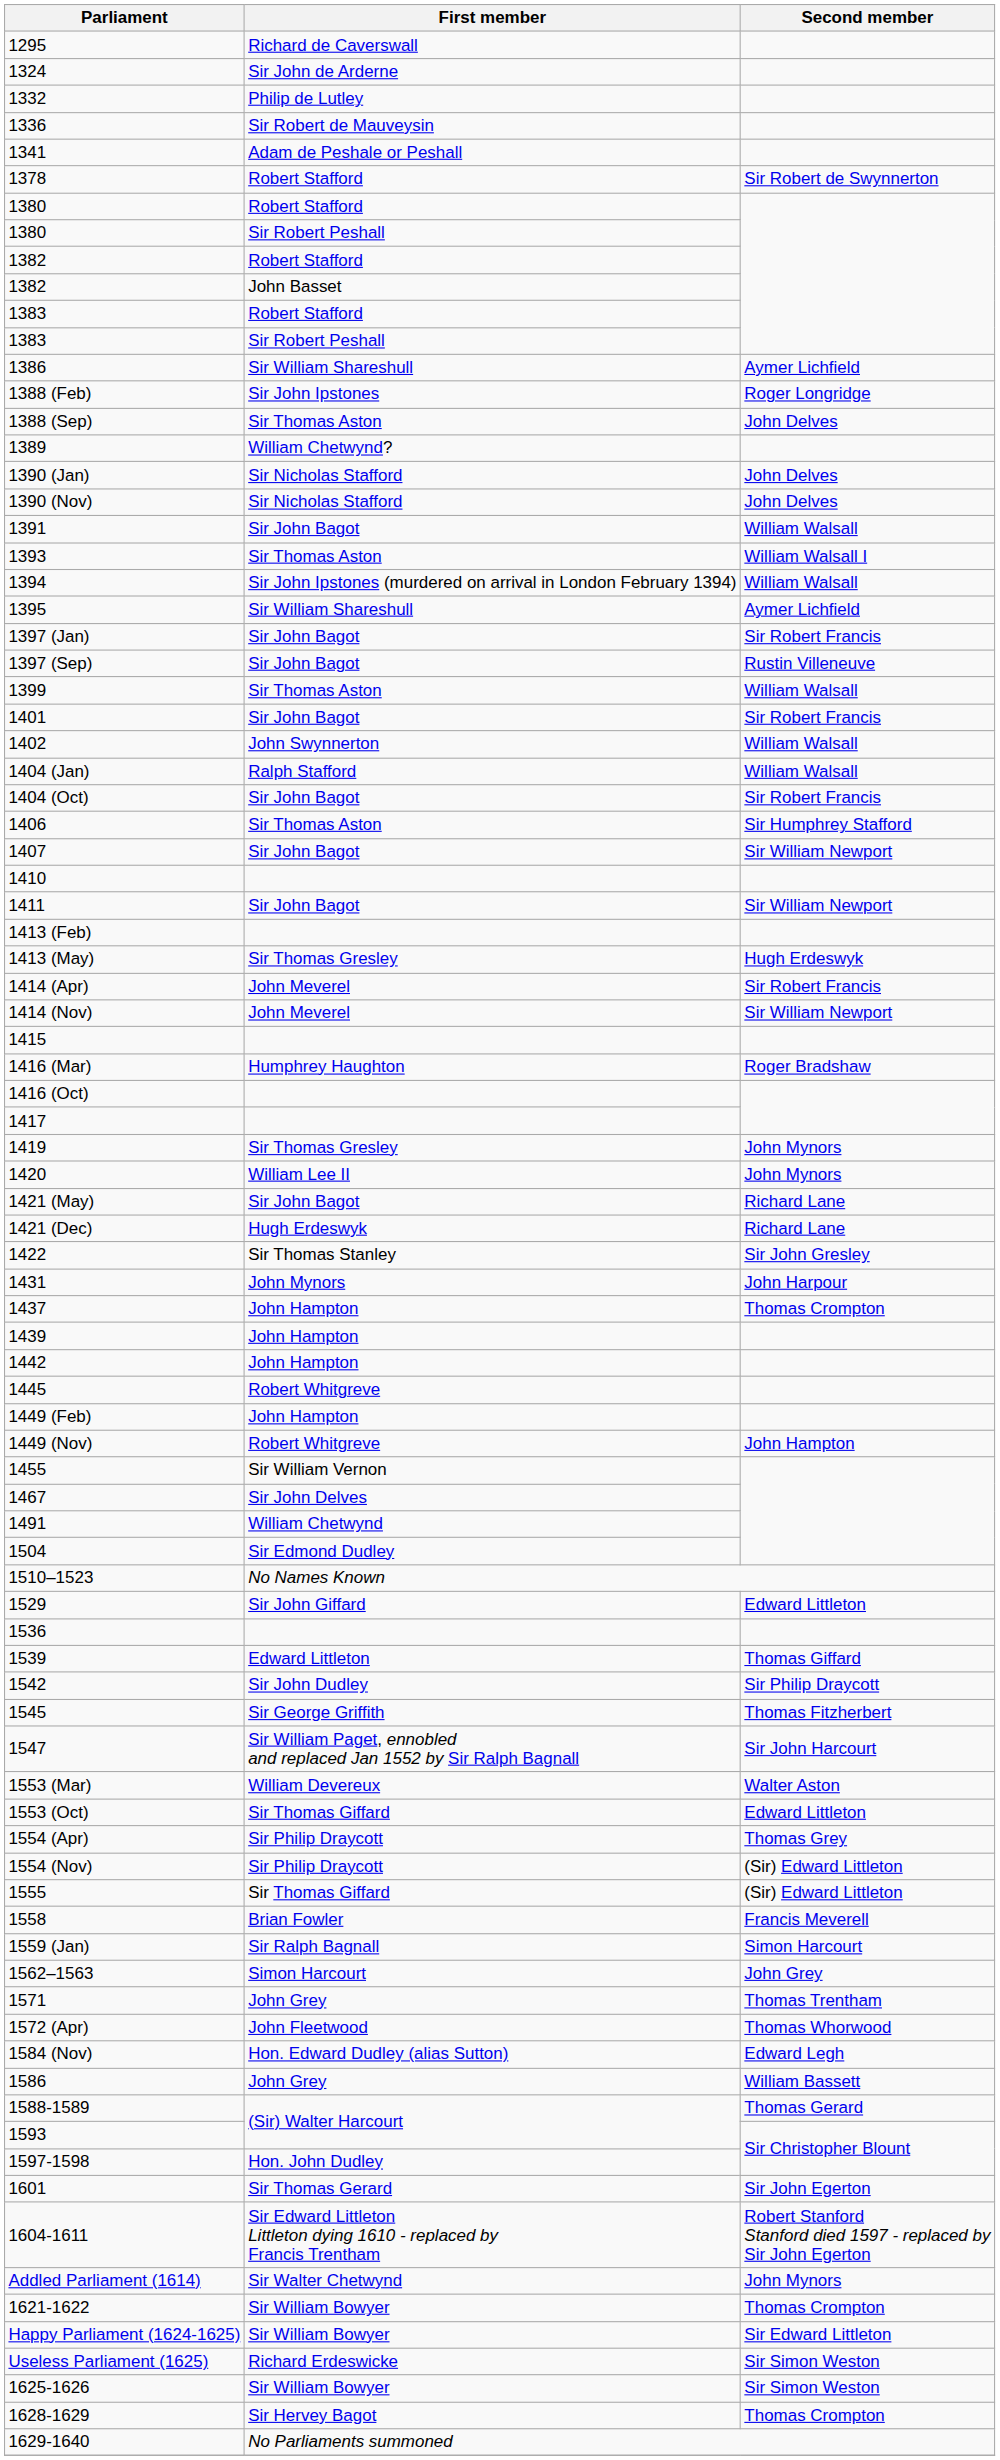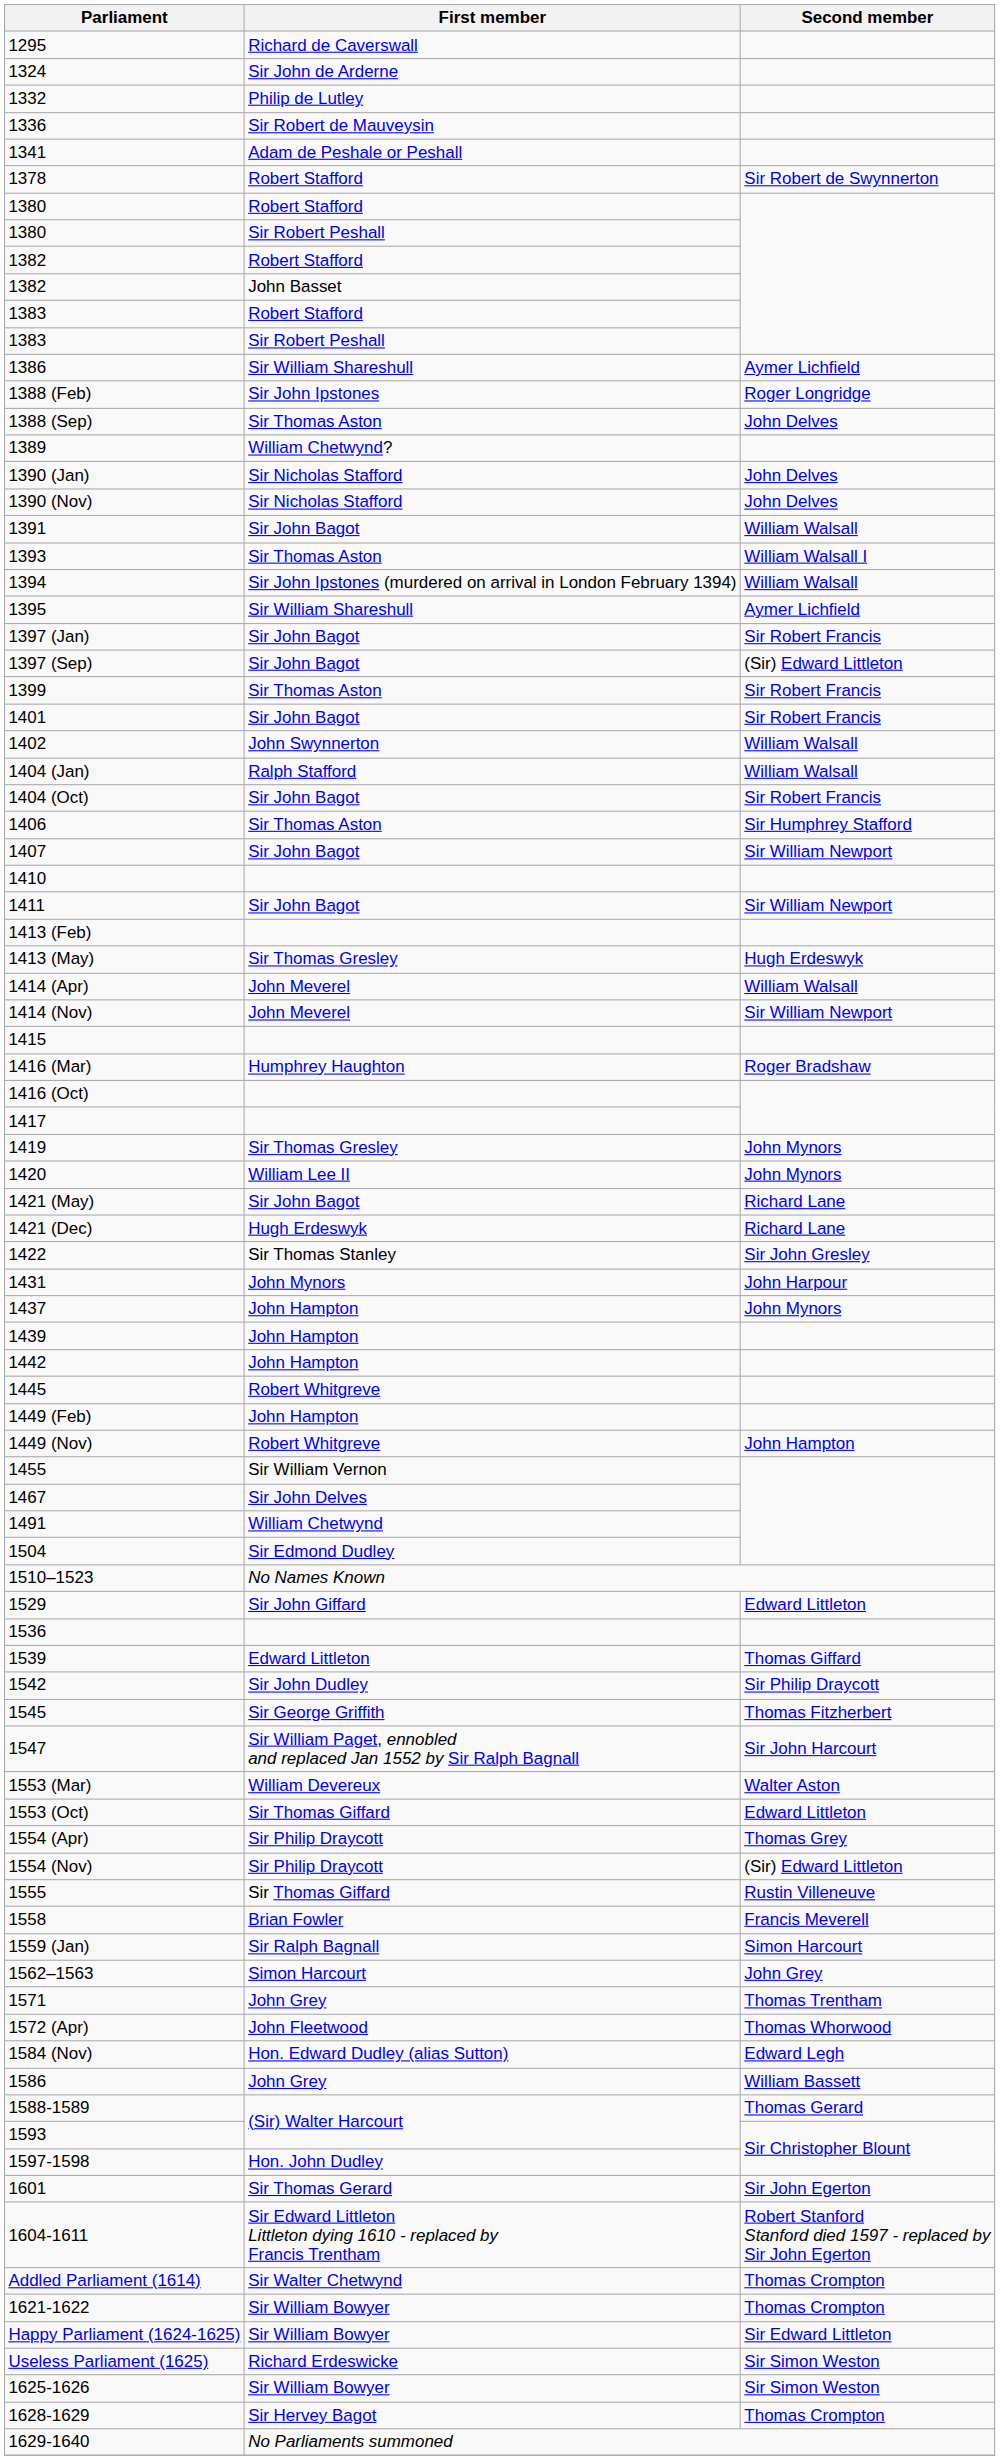(810, 663) Rustin Villeneuve -> (824, 663) (Sir) Edward Littleton
(801, 690) William Walsall -> (813, 690) Sir Robert Francis
(813, 986) Sir Robert Francis -> (801, 986) William Walsall
(815, 1309) Thomas Crompton -> (793, 1309) John Mynors
(824, 1892) (Sir) Edward Littleton -> (810, 1892) Rustin Villeneuve
(793, 2280) John Mynors -> (815, 2280) Thomas Crompton
